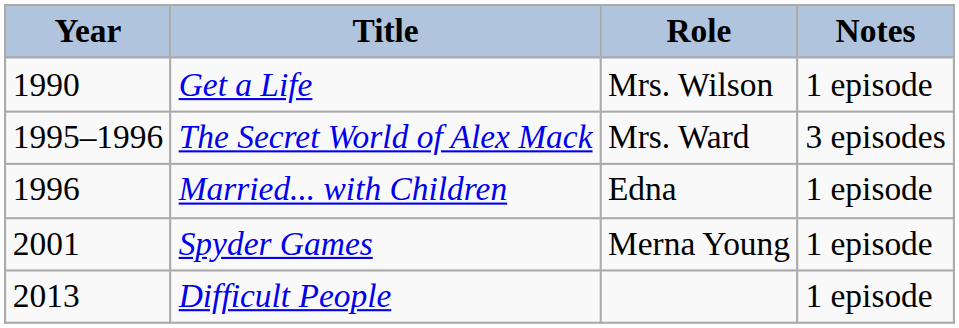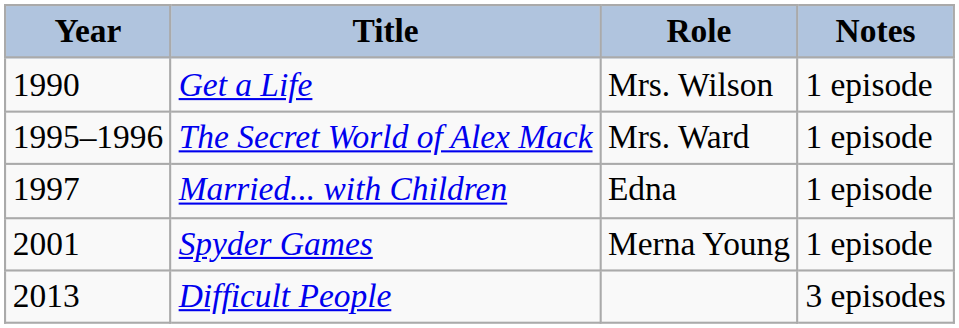(876, 137) 3 episodes -> (869, 137) 1 episode
(46, 190) 1996 -> (46, 190) 1997
(869, 296) 1 episode -> (876, 296) 3 episodes
